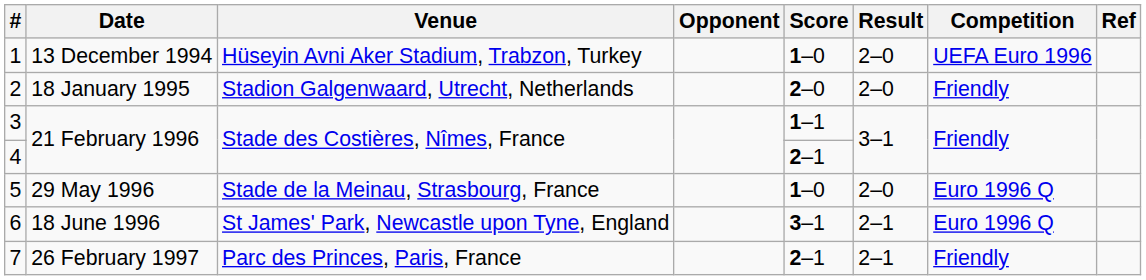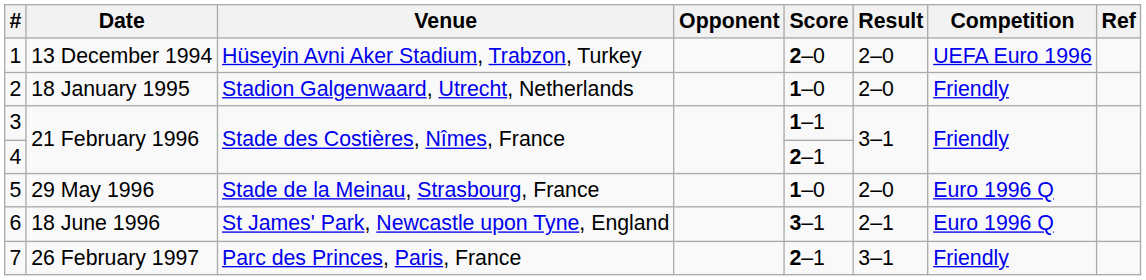(807, 55) 1–0 -> (807, 55) 2–0
(807, 88) 2–0 -> (807, 88) 1–0
(876, 257) 2–1 -> (876, 257) 3–1
